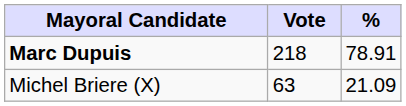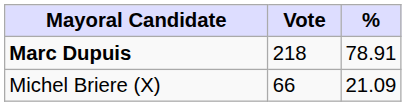(284, 85) 63 -> (284, 85) 66
